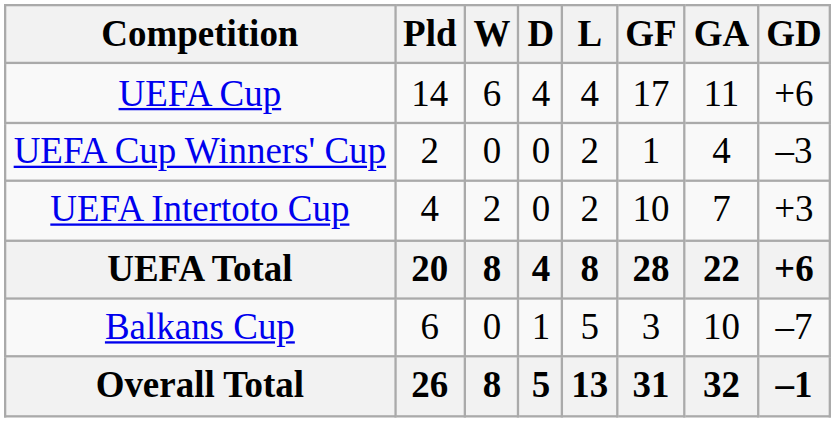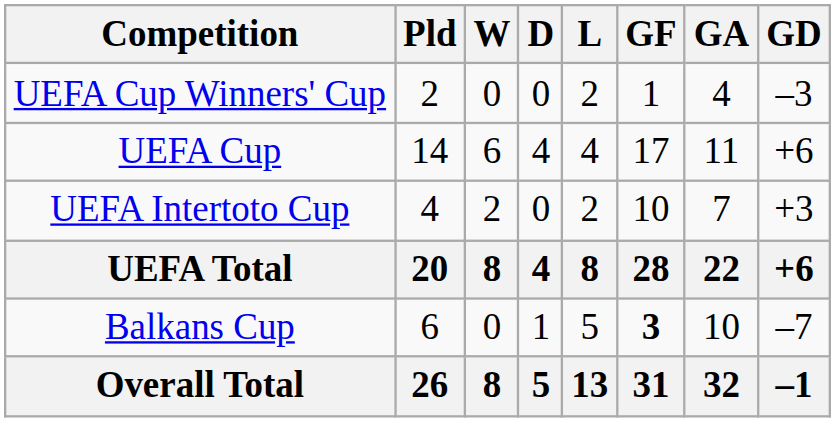rows swapped: (200, 151) <-> (200, 92)
(651, 326) normal -> (651, 326) bold
